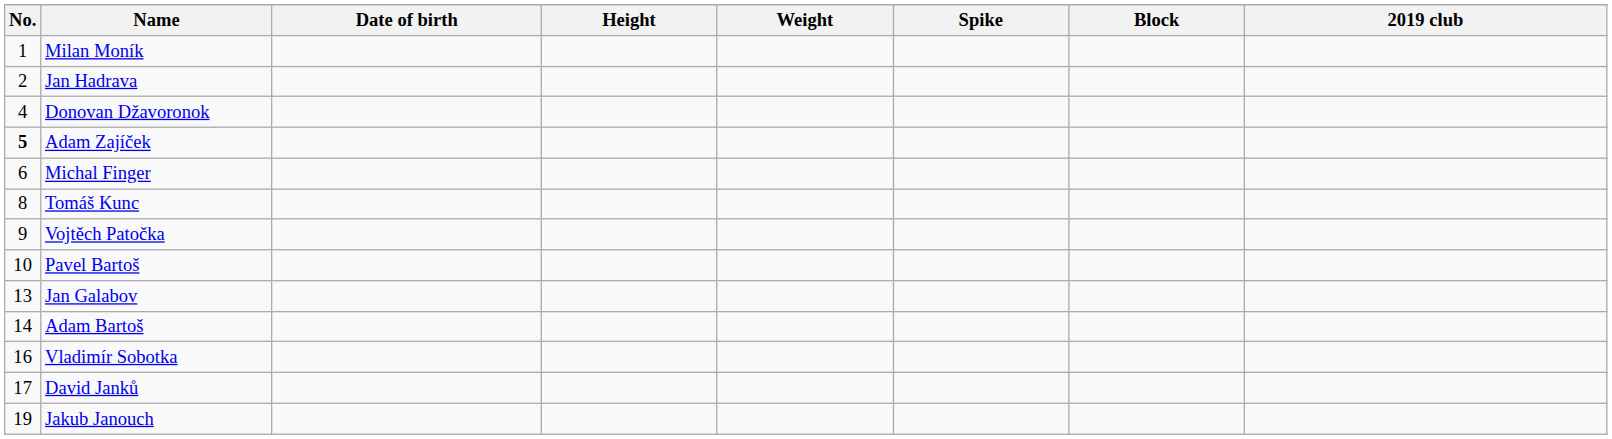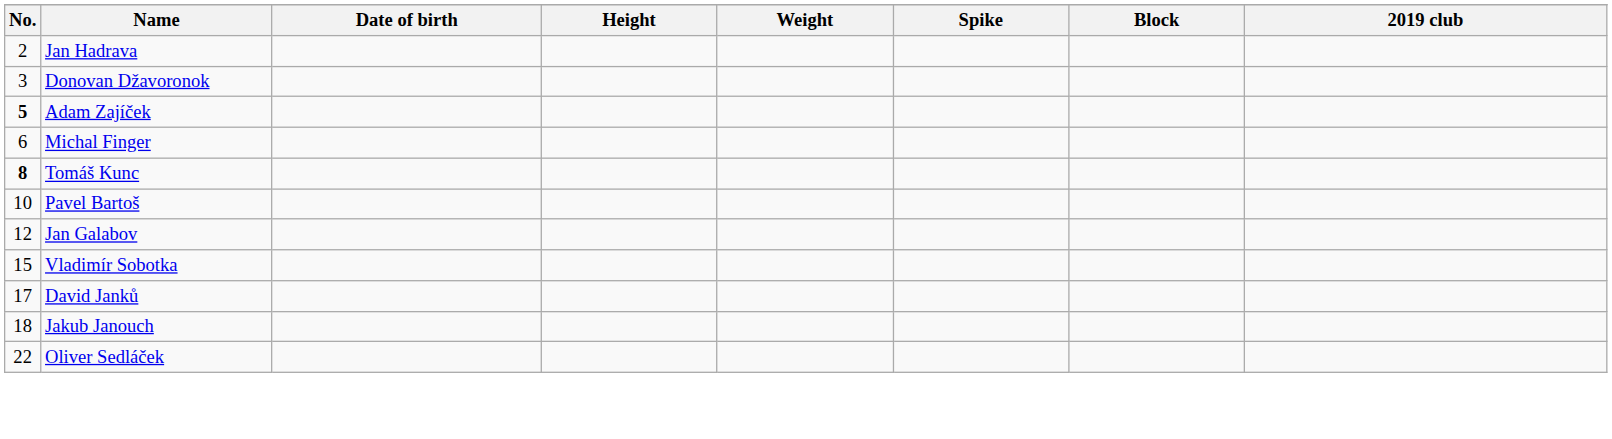- row: (94, 50)
(23, 112) 4 -> (23, 81) 3
(23, 204) normal -> (23, 173) bold
- row: (105, 234)
(23, 295) 13 -> (23, 234) 12
- row: (94, 326)
(23, 357) 16 -> (23, 265) 15
(23, 418) 19 -> (23, 326) 18
+ row: (105, 357)
